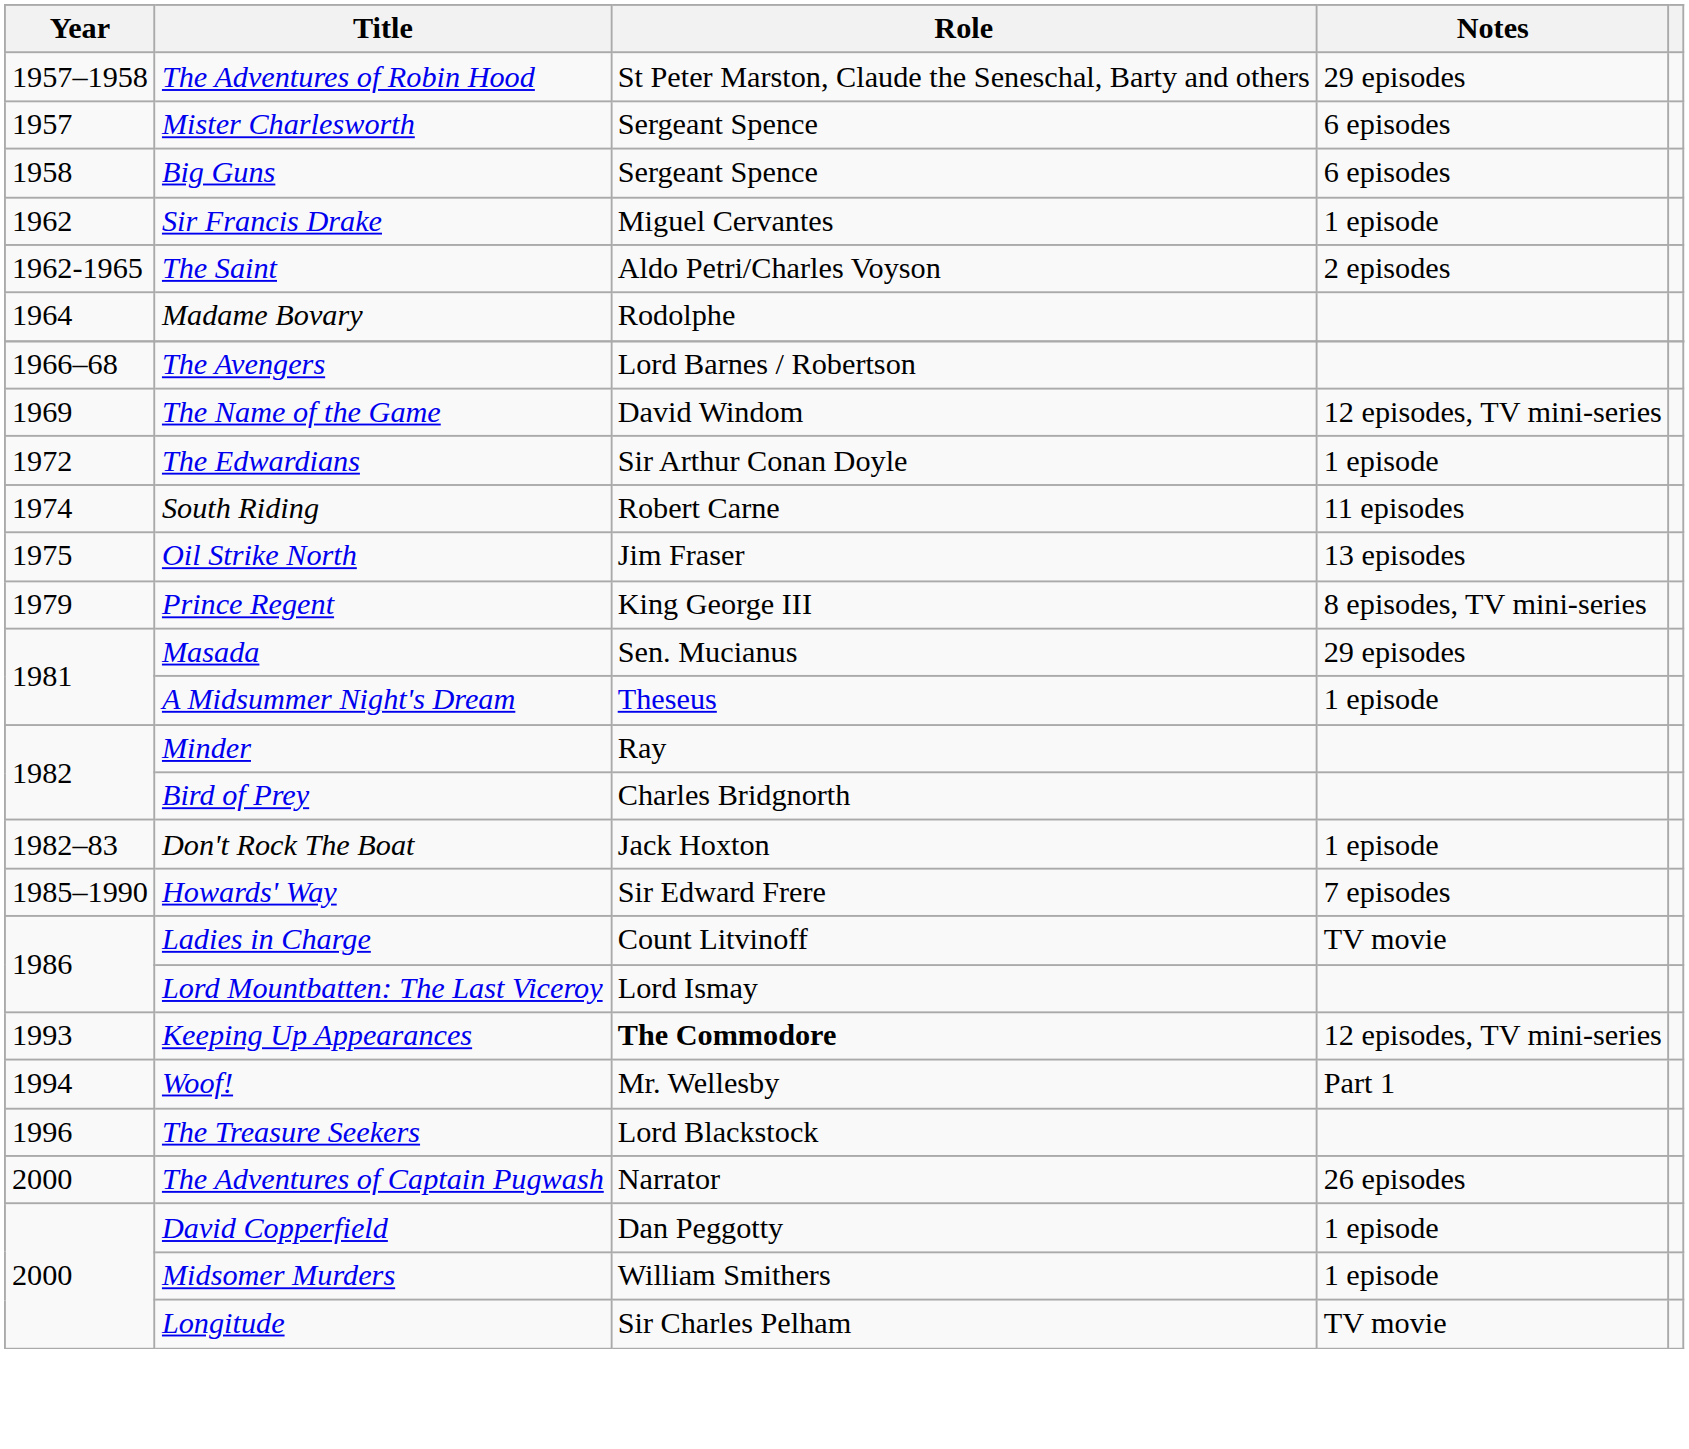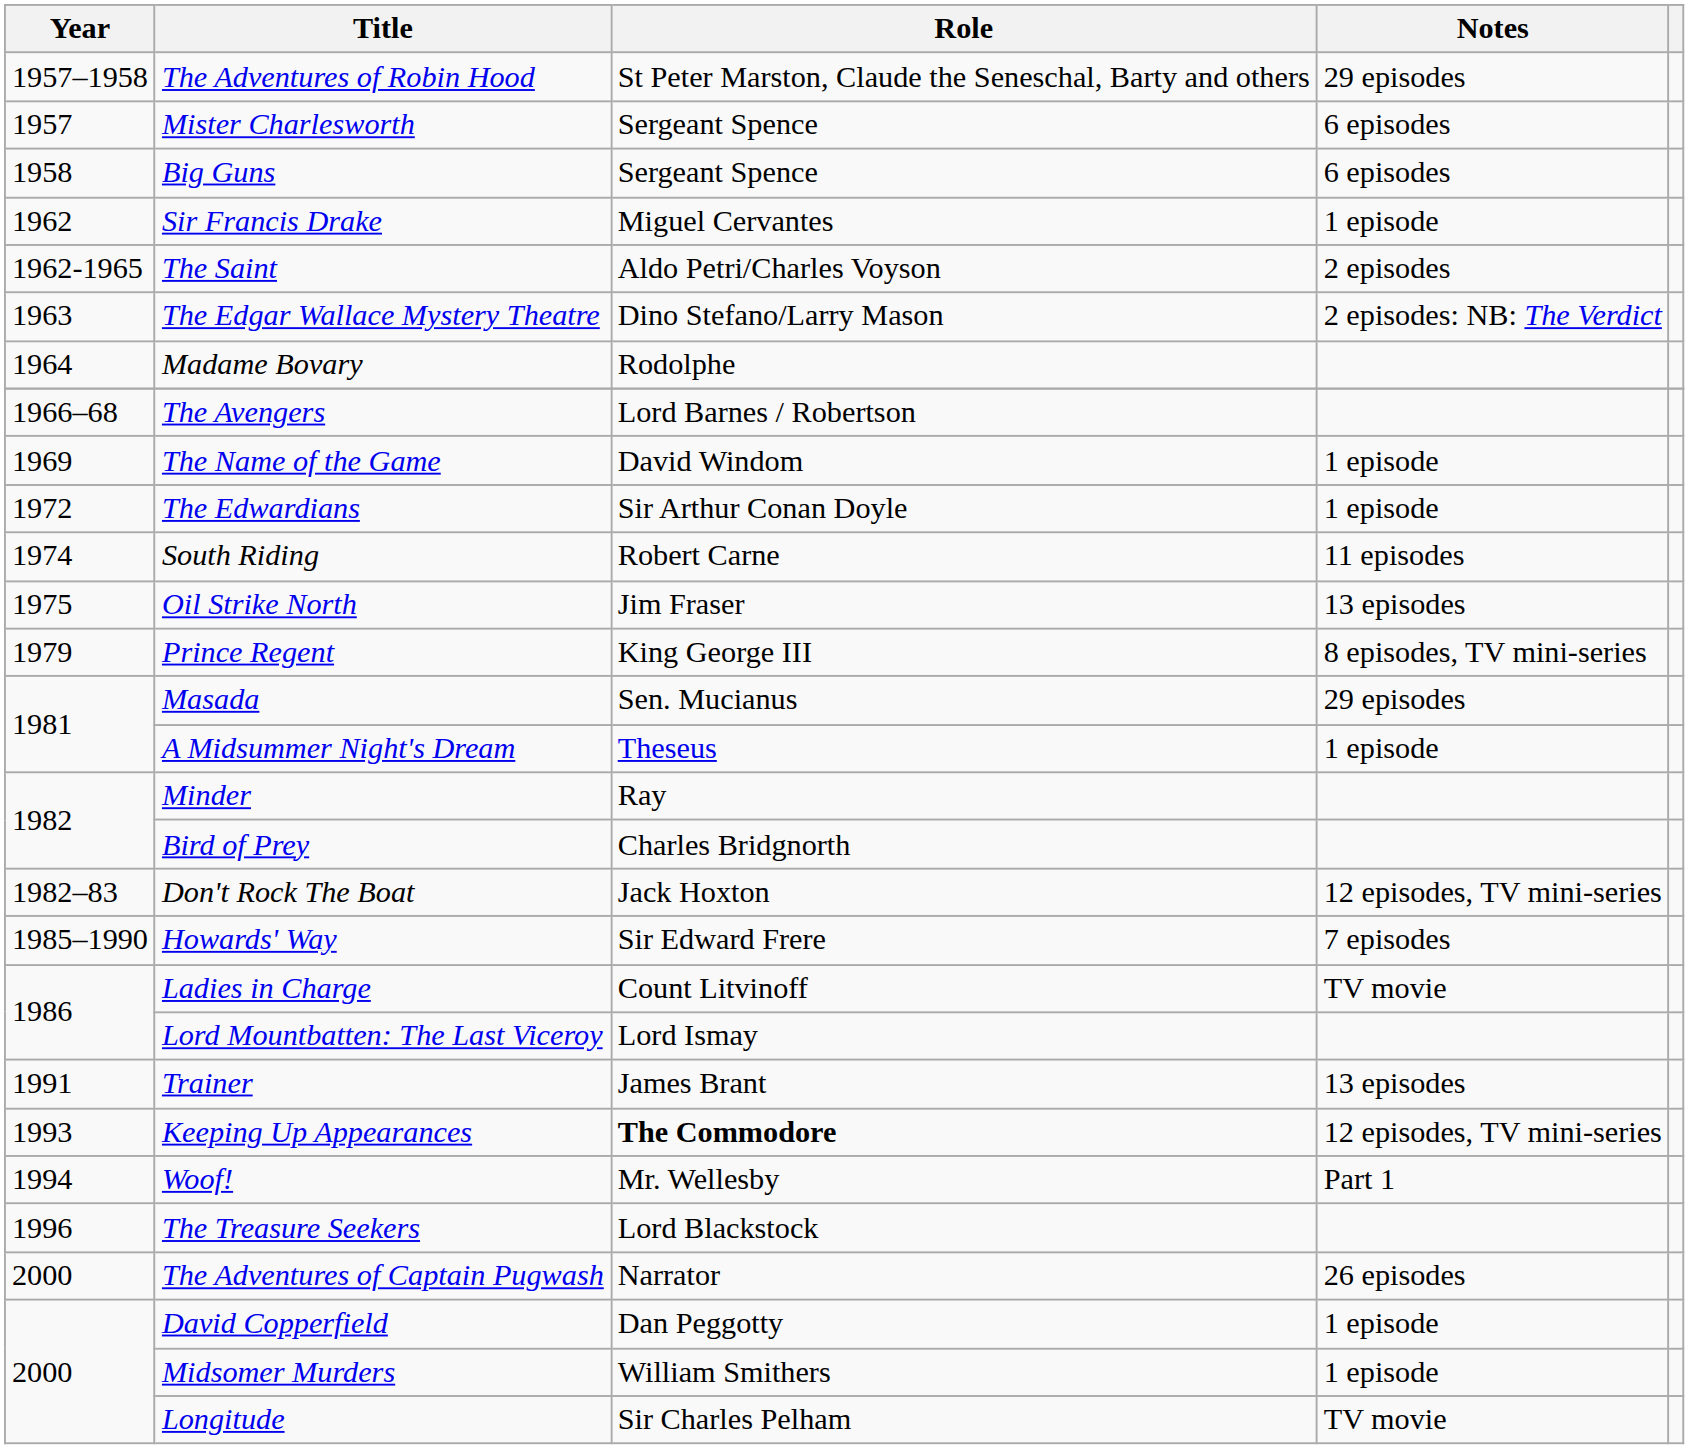+ row: (381, 316)
(1493, 412) 12 episodes, TV mini-series -> (1381, 460) 1 episode
(1381, 843) 1 episode -> (1493, 891) 12 episodes, TV mini-series
+ row: (207, 1083)
